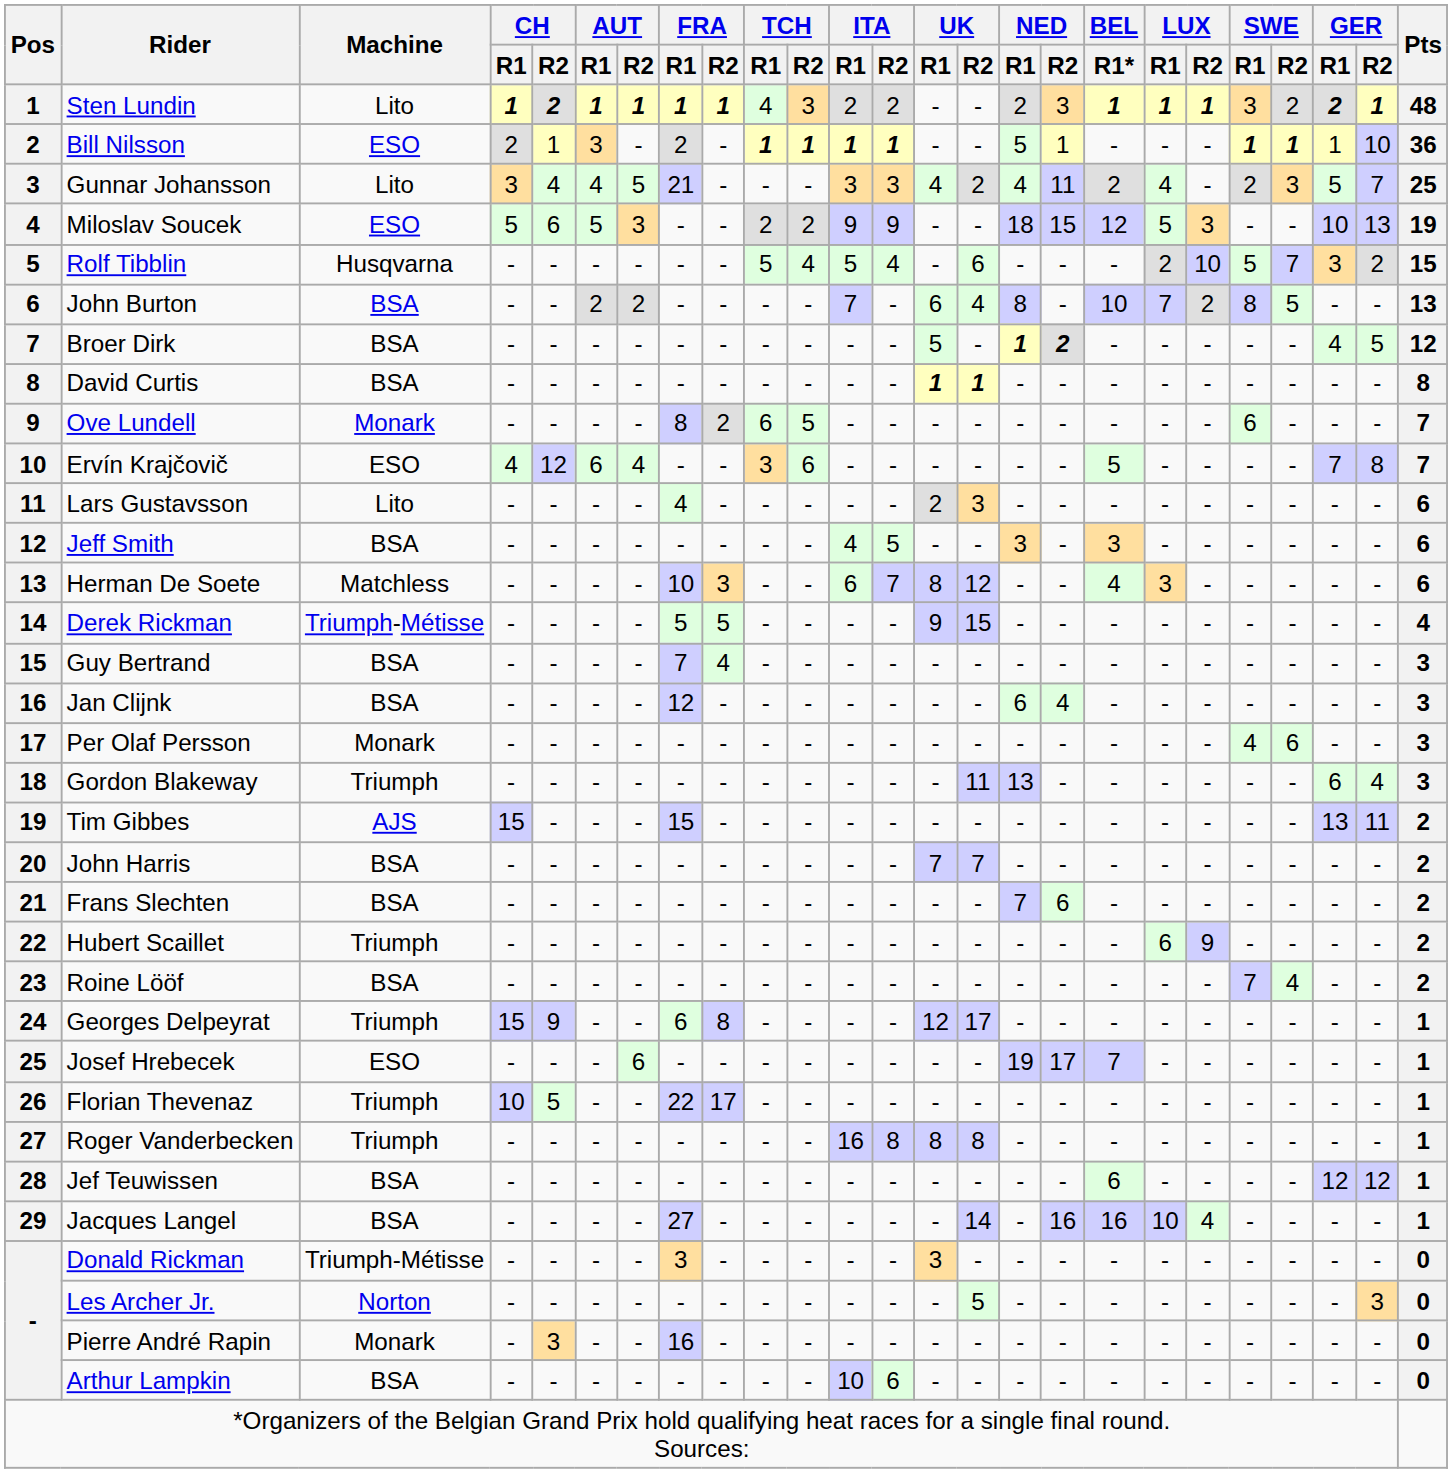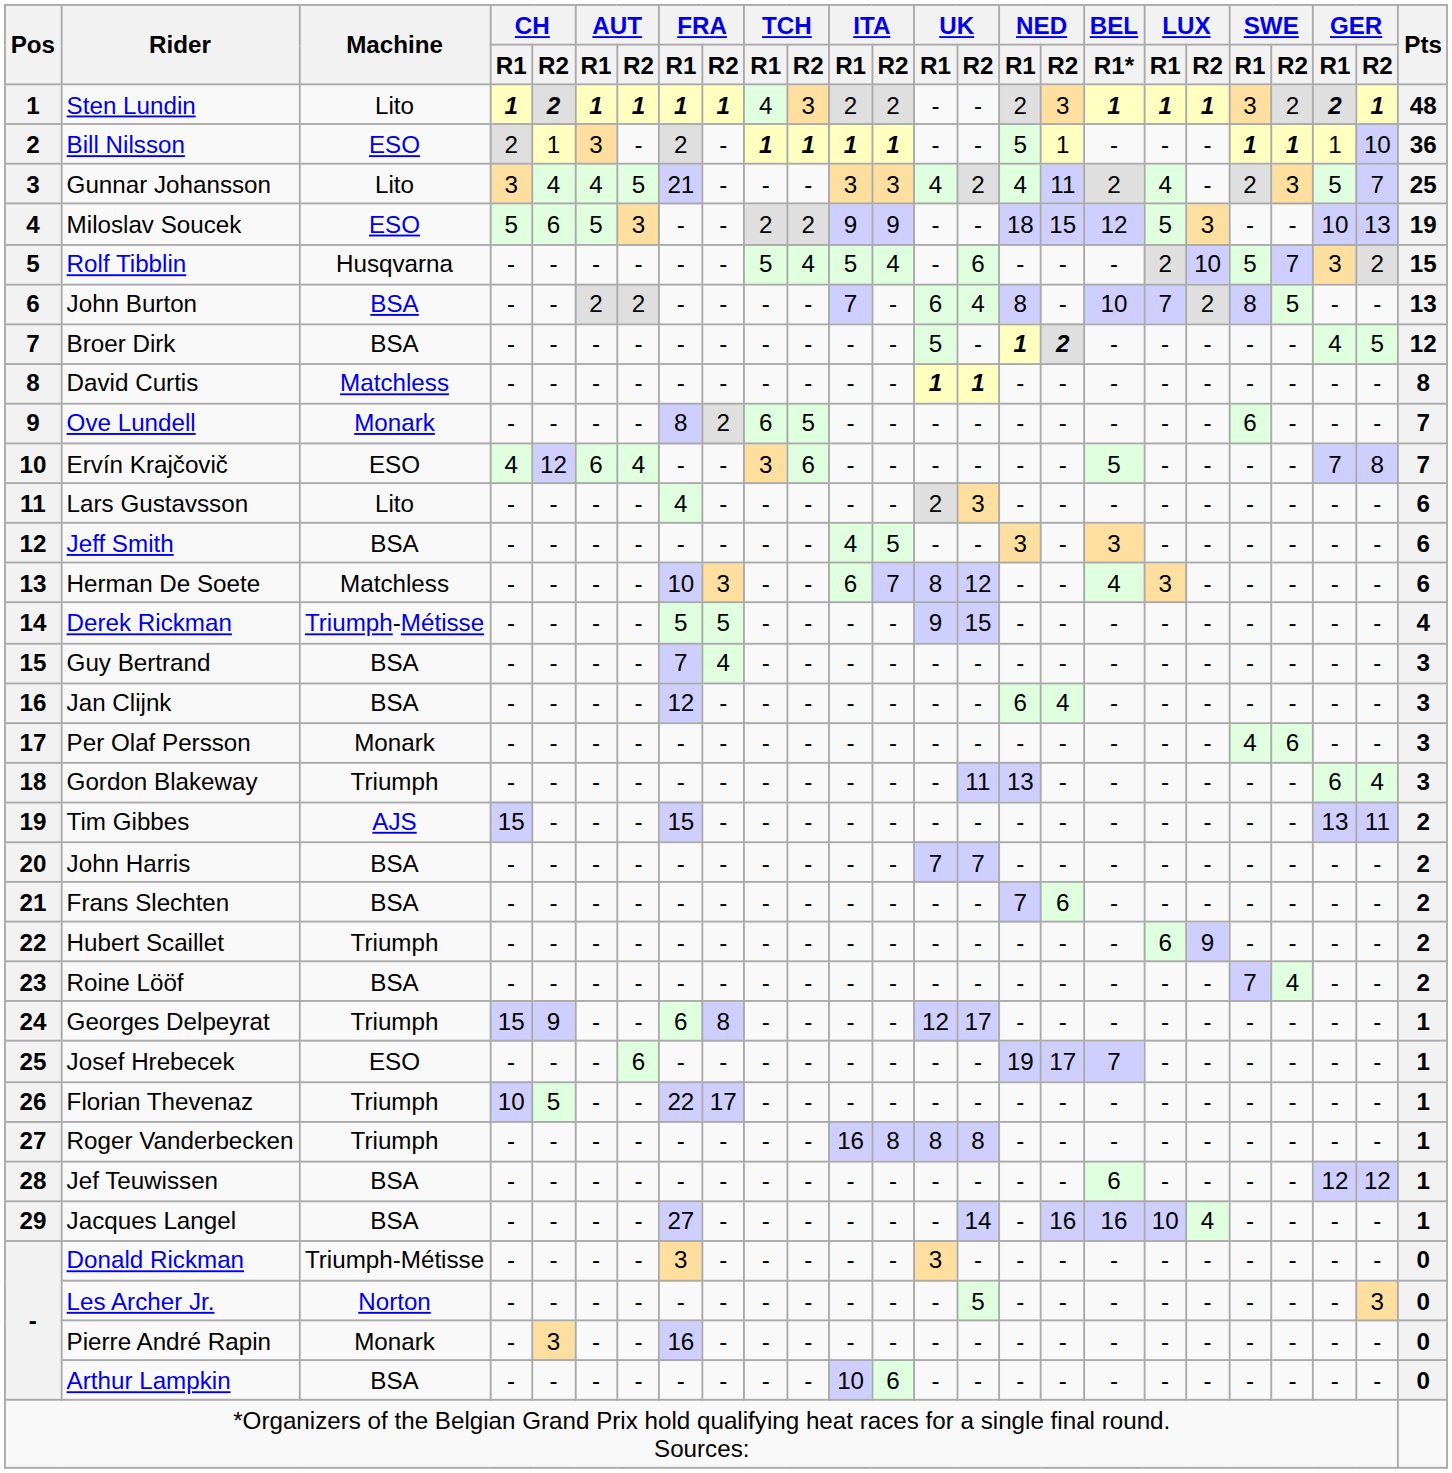(395, 383) BSA -> (395, 383) Matchless
